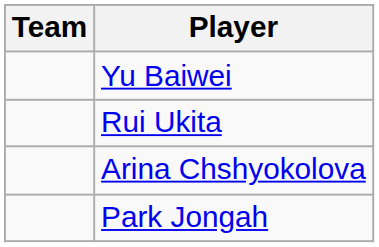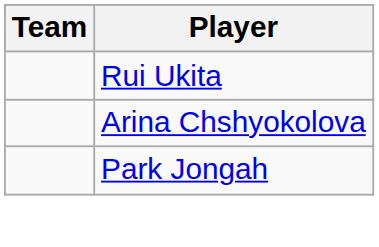- row: (166, 75)
